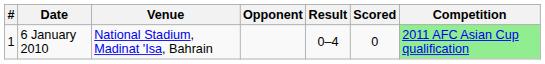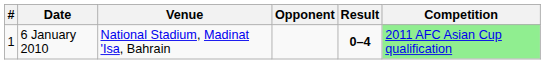- column: (375, 15)
(328, 42) normal -> (360, 42) bold
